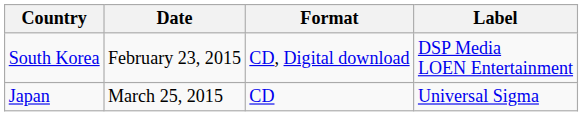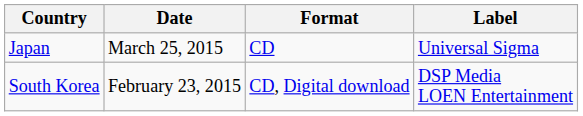rows swapped: (54, 57) <-> (29, 96)
